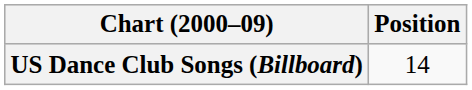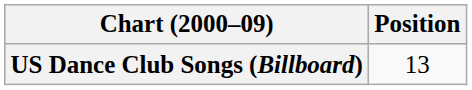(417, 63) 14 -> (417, 63) 13
